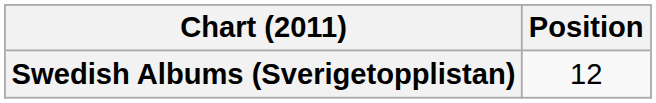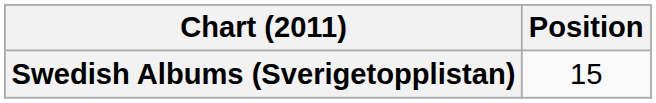(586, 73) 12 -> (586, 73) 15
